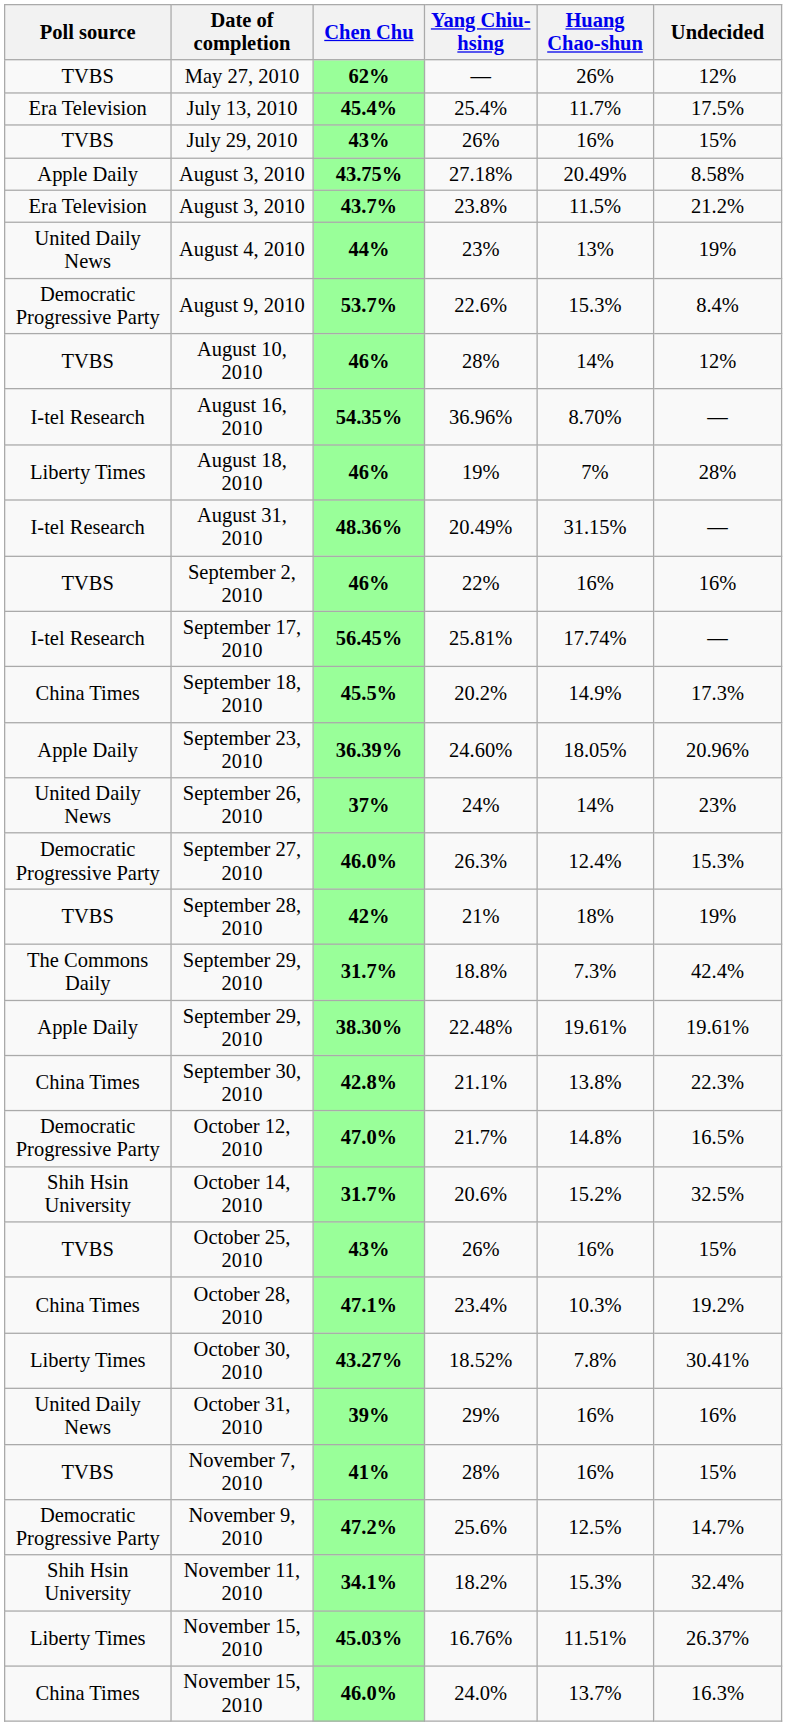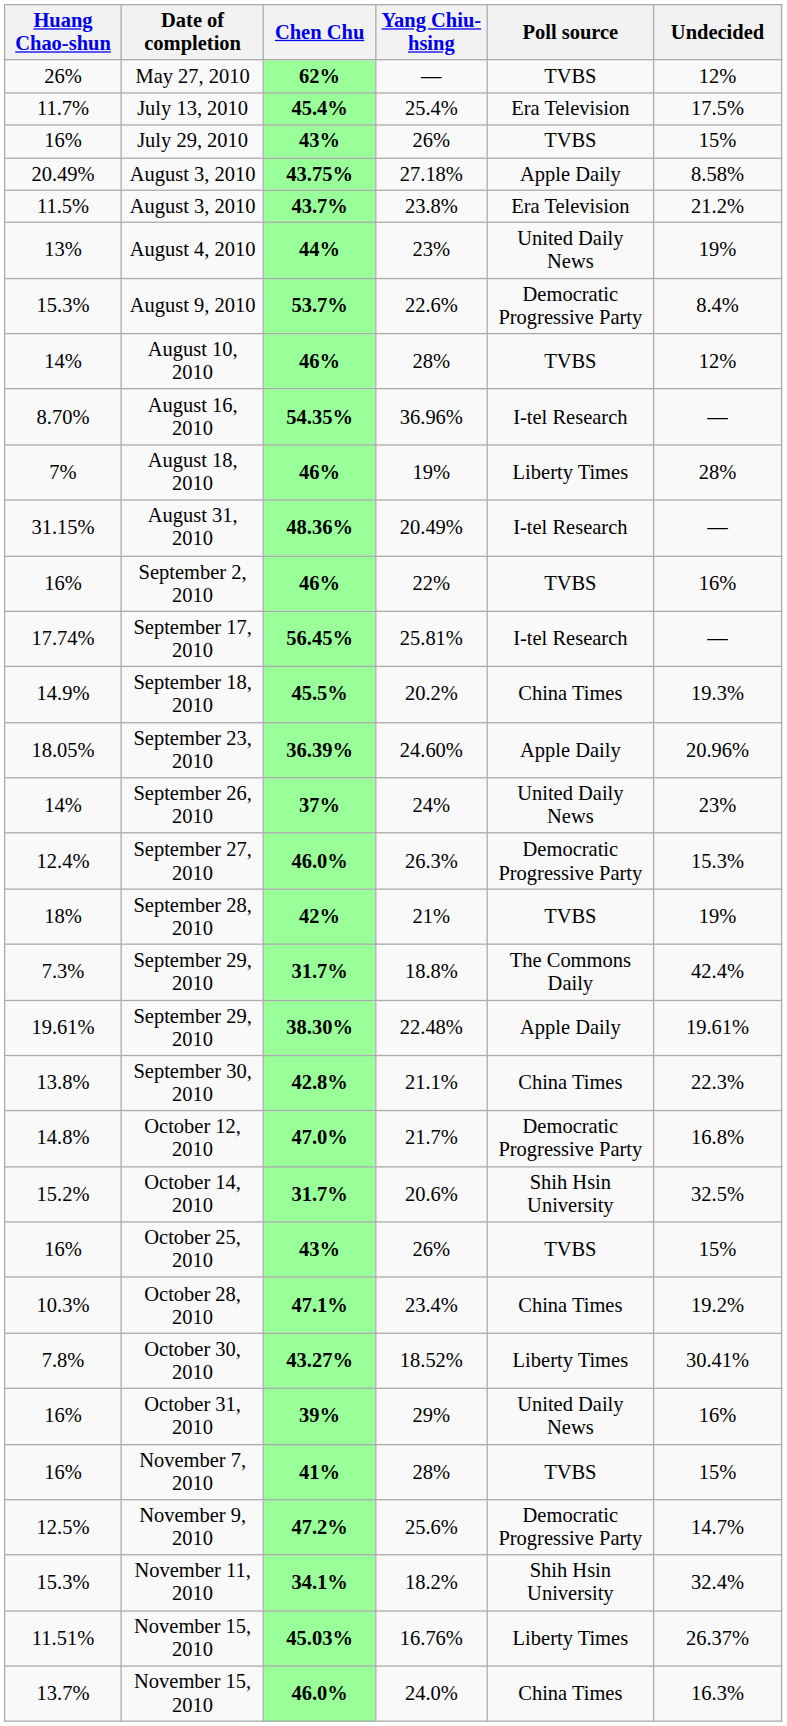columns swapped: (88, 32) <-> (595, 32)
(717, 694) 17.3% -> (717, 694) 19.3%
(717, 1138) 16.5% -> (717, 1138) 16.8%
